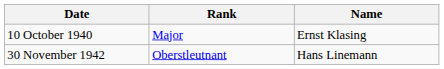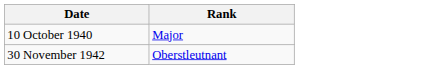- column: (367, 14)
